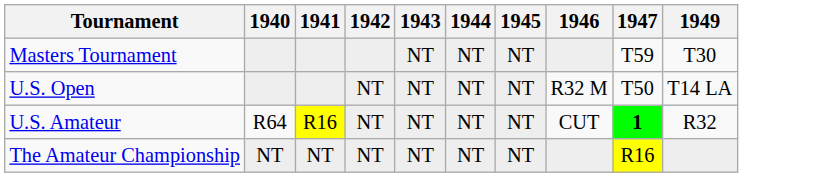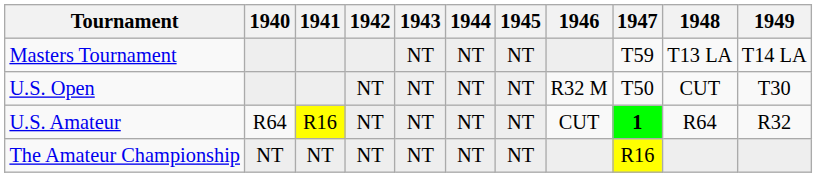+ column: (700, 21)
(700, 55) T30 -> (774, 55) T14 LA
(700, 88) T14 LA -> (774, 88) T30
